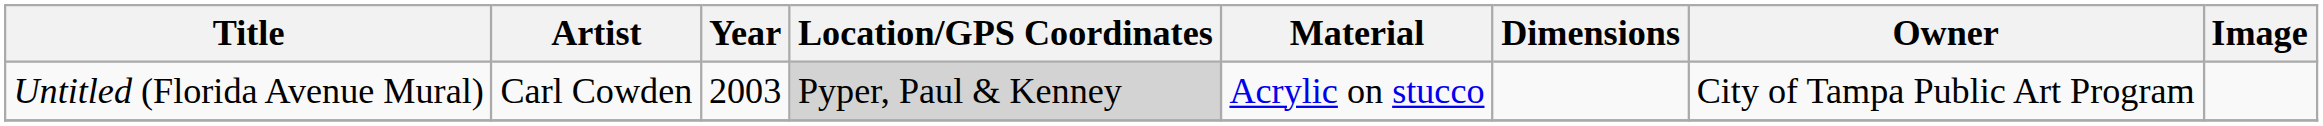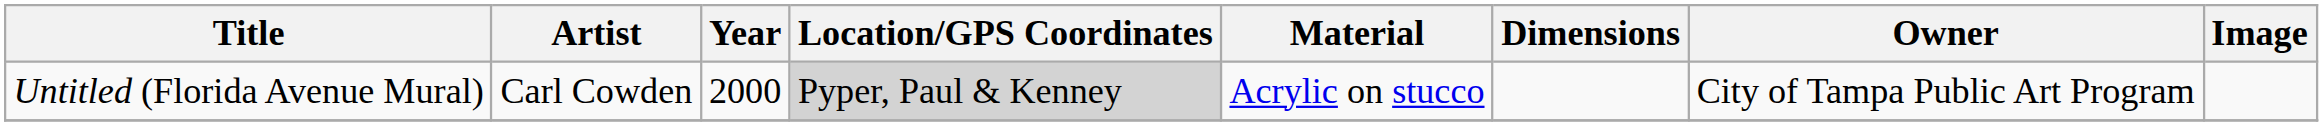(745, 90) 2003 -> (745, 90) 2000
